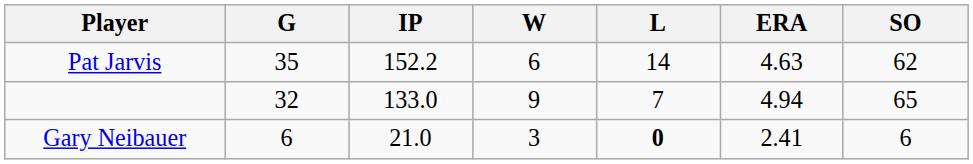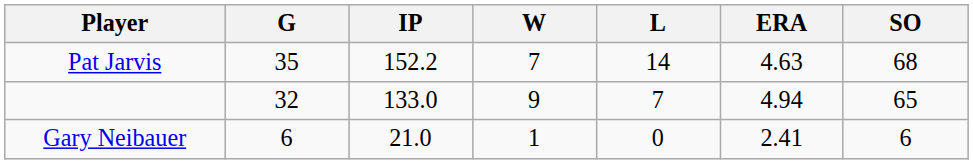(534, 61) 6 -> (534, 61) 7
(905, 61) 62 -> (905, 61) 68
(534, 138) 3 -> (534, 138) 1
(658, 138) bold -> (658, 138) normal
